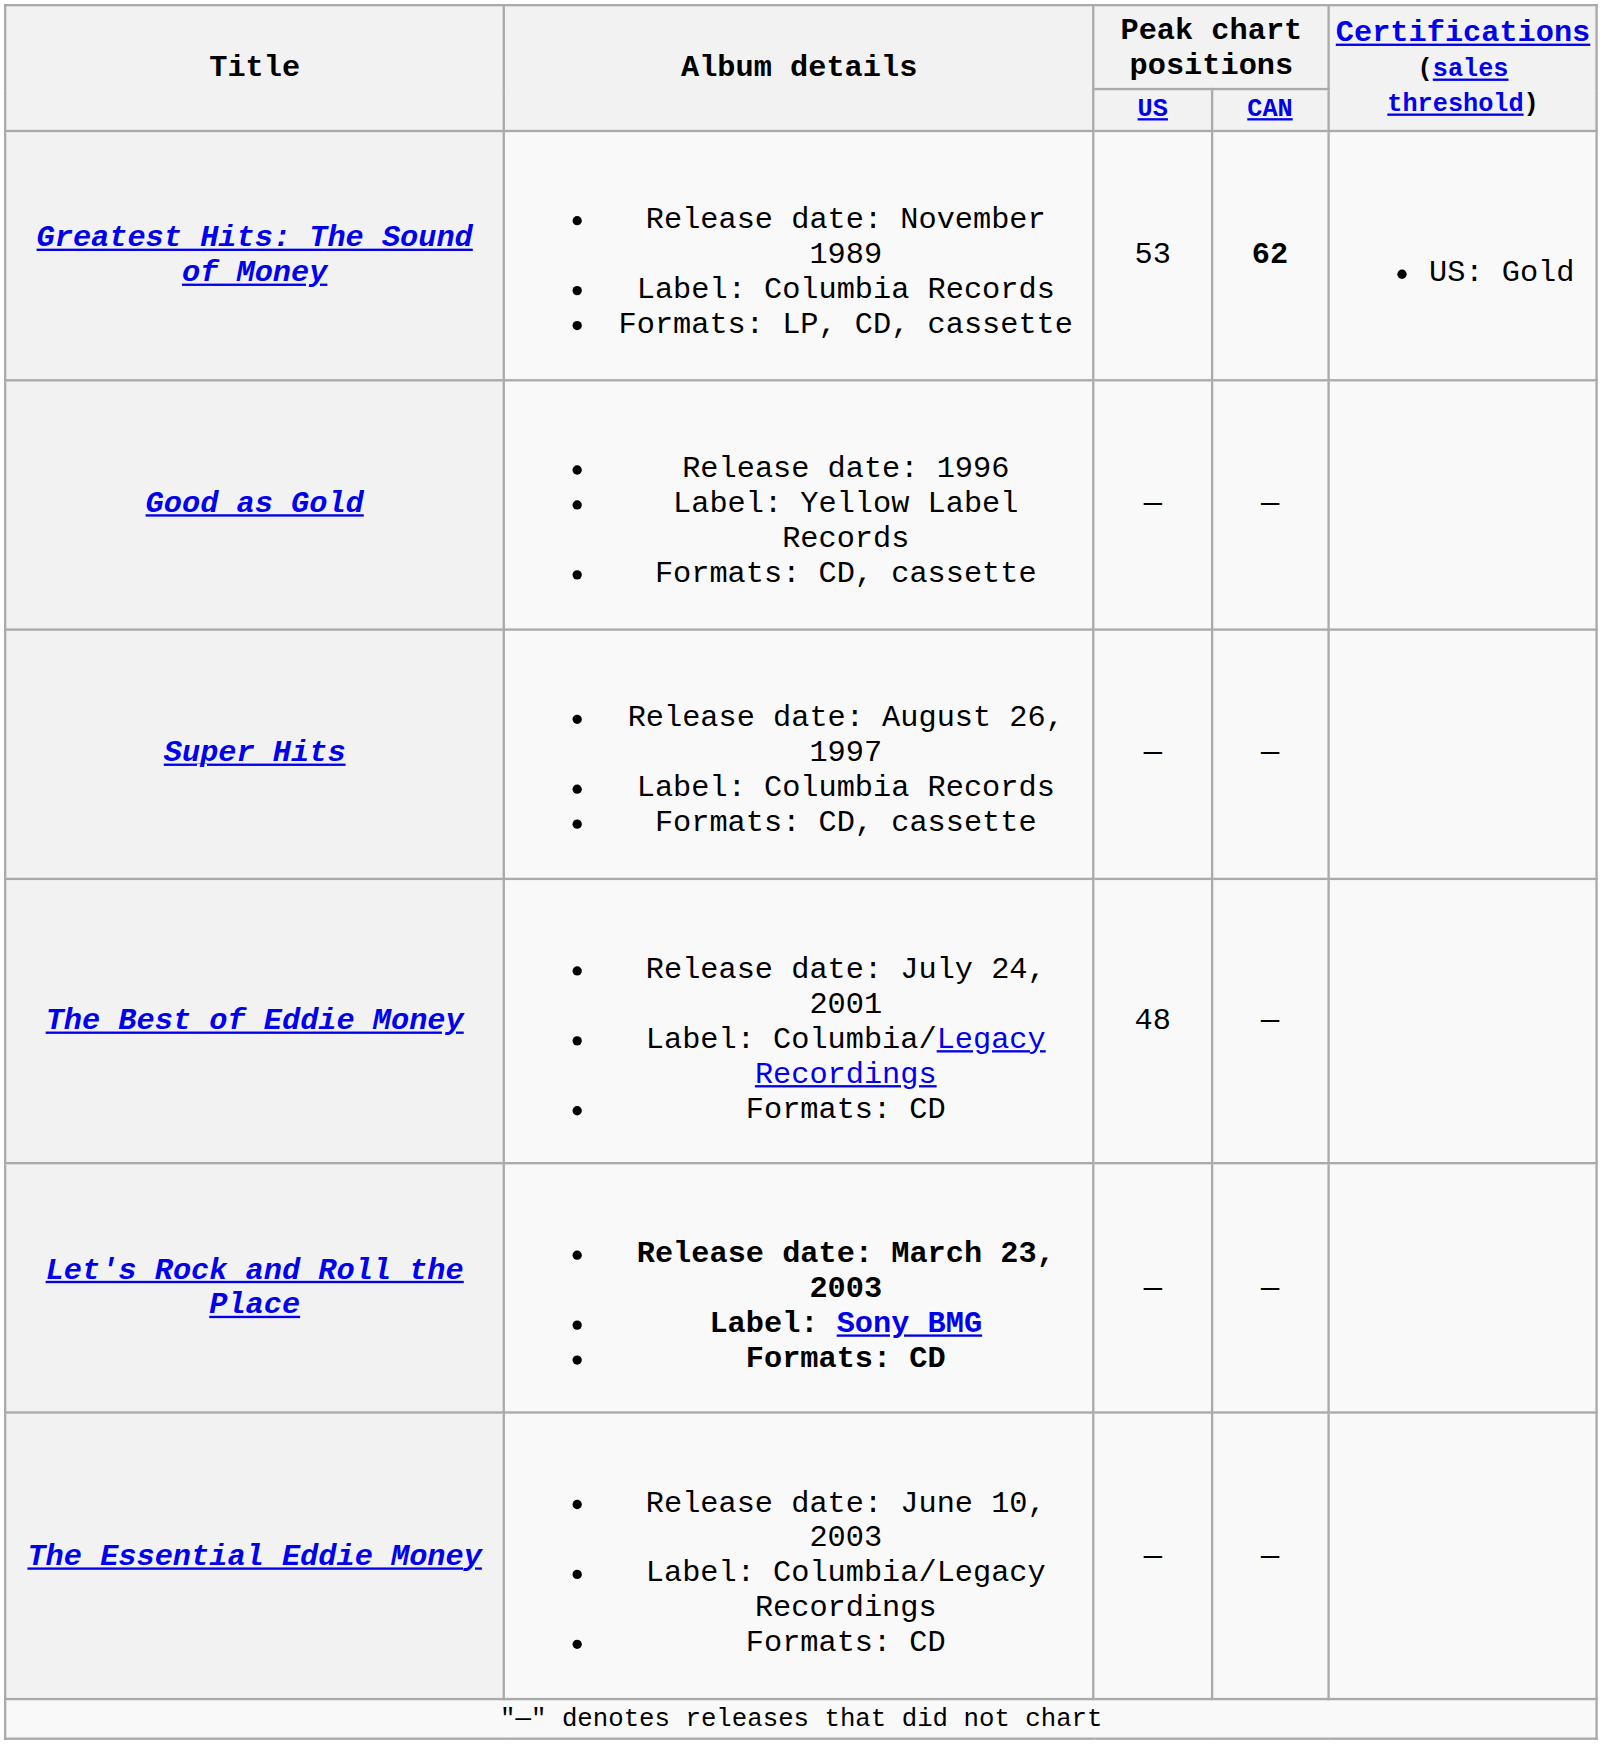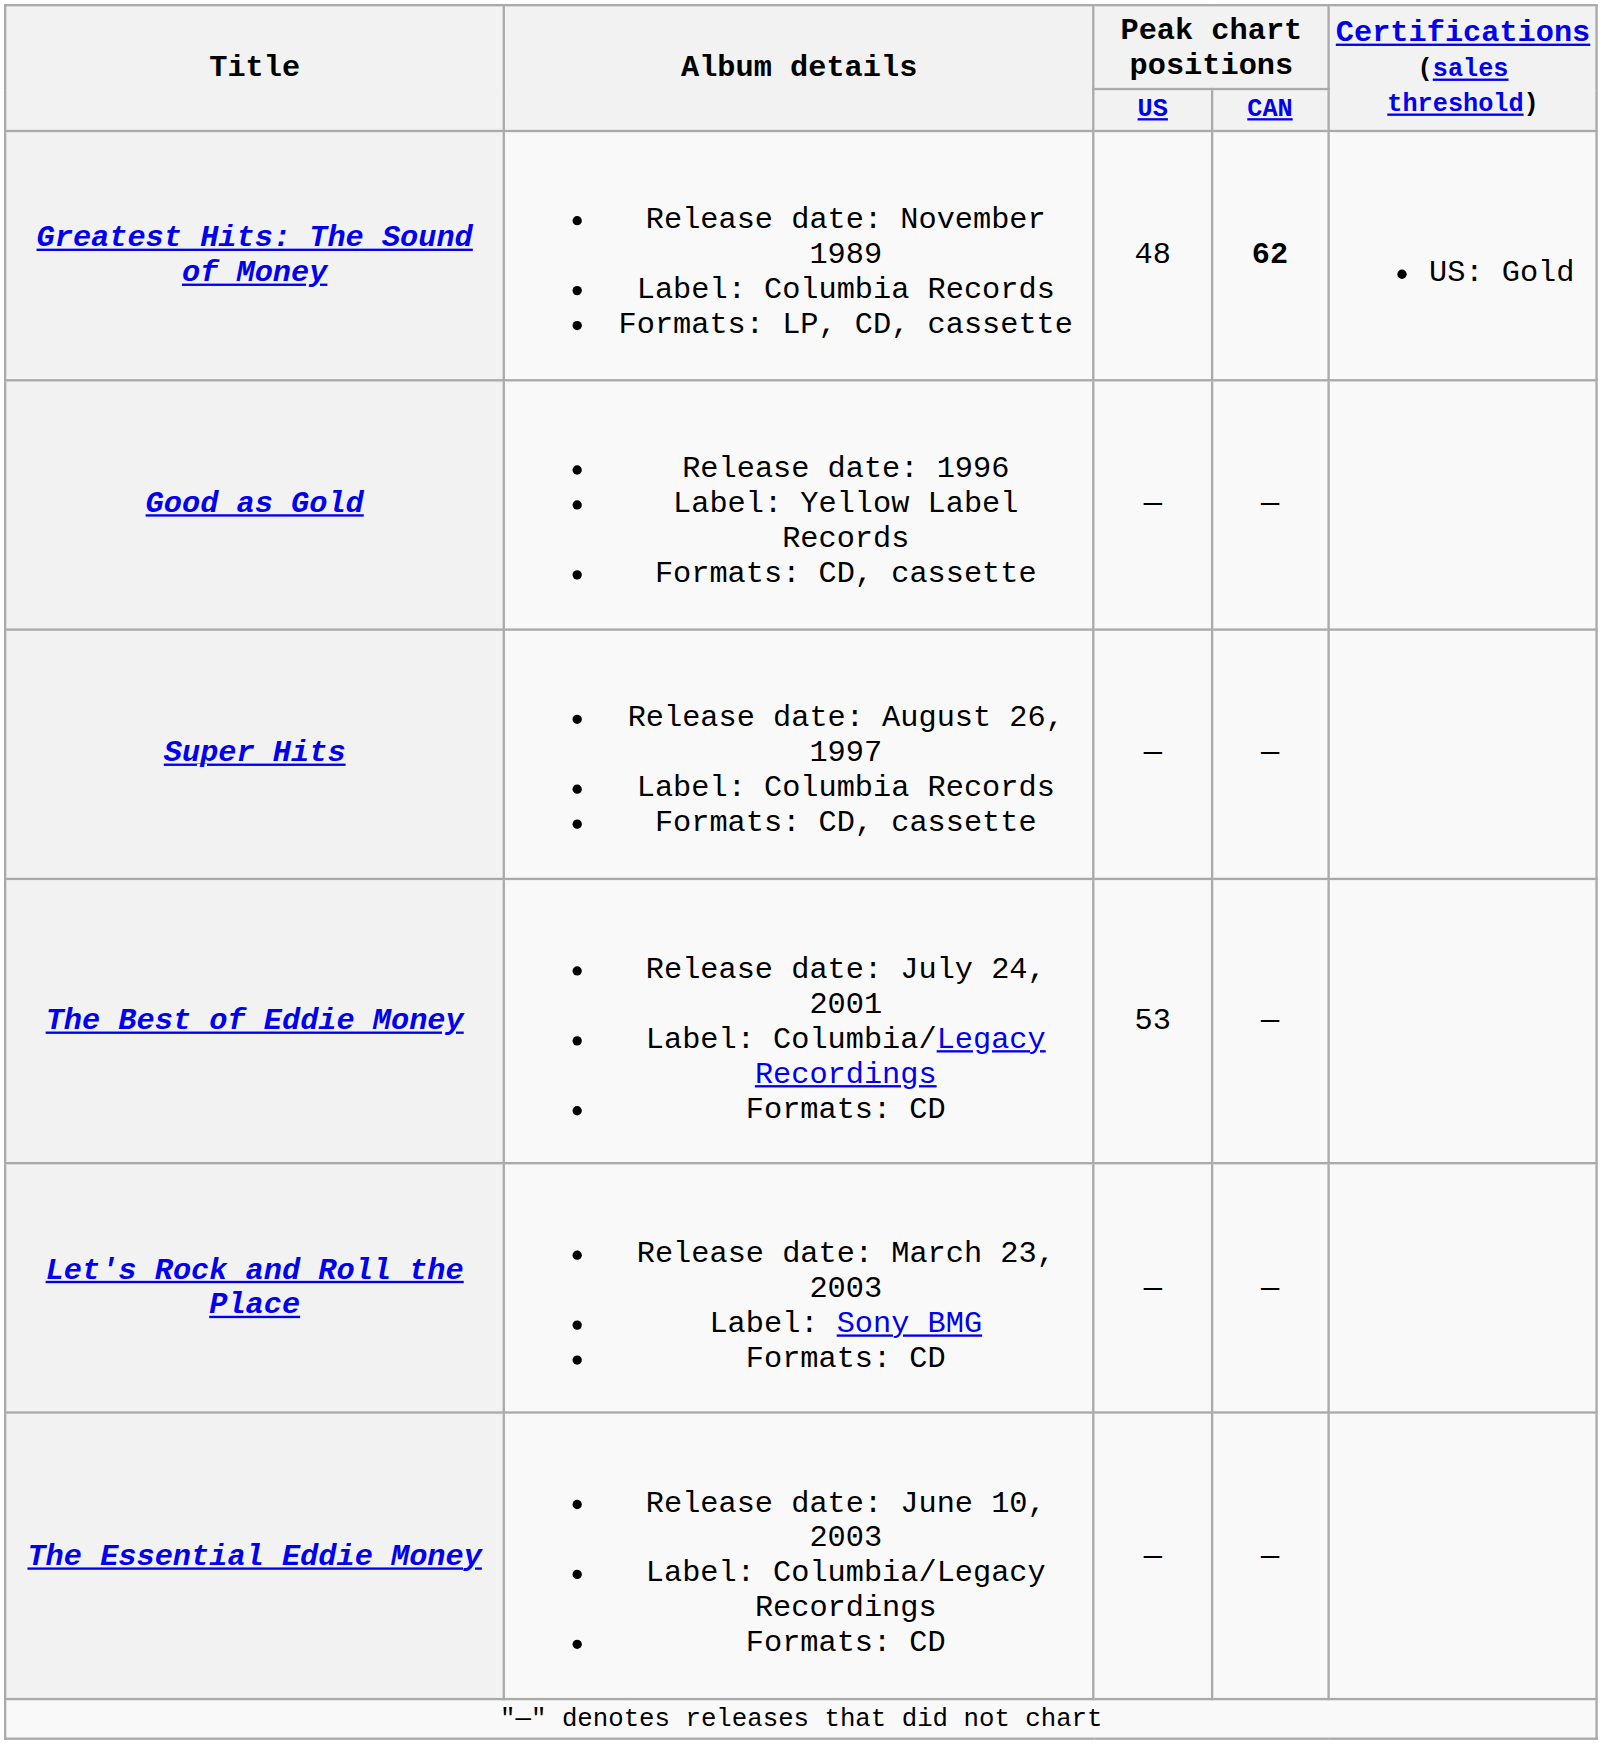(1153, 255) 53 -> (1153, 255) 48
(1153, 1021) 48 -> (1153, 1021) 53
(799, 1306) bold -> (799, 1306) normal
